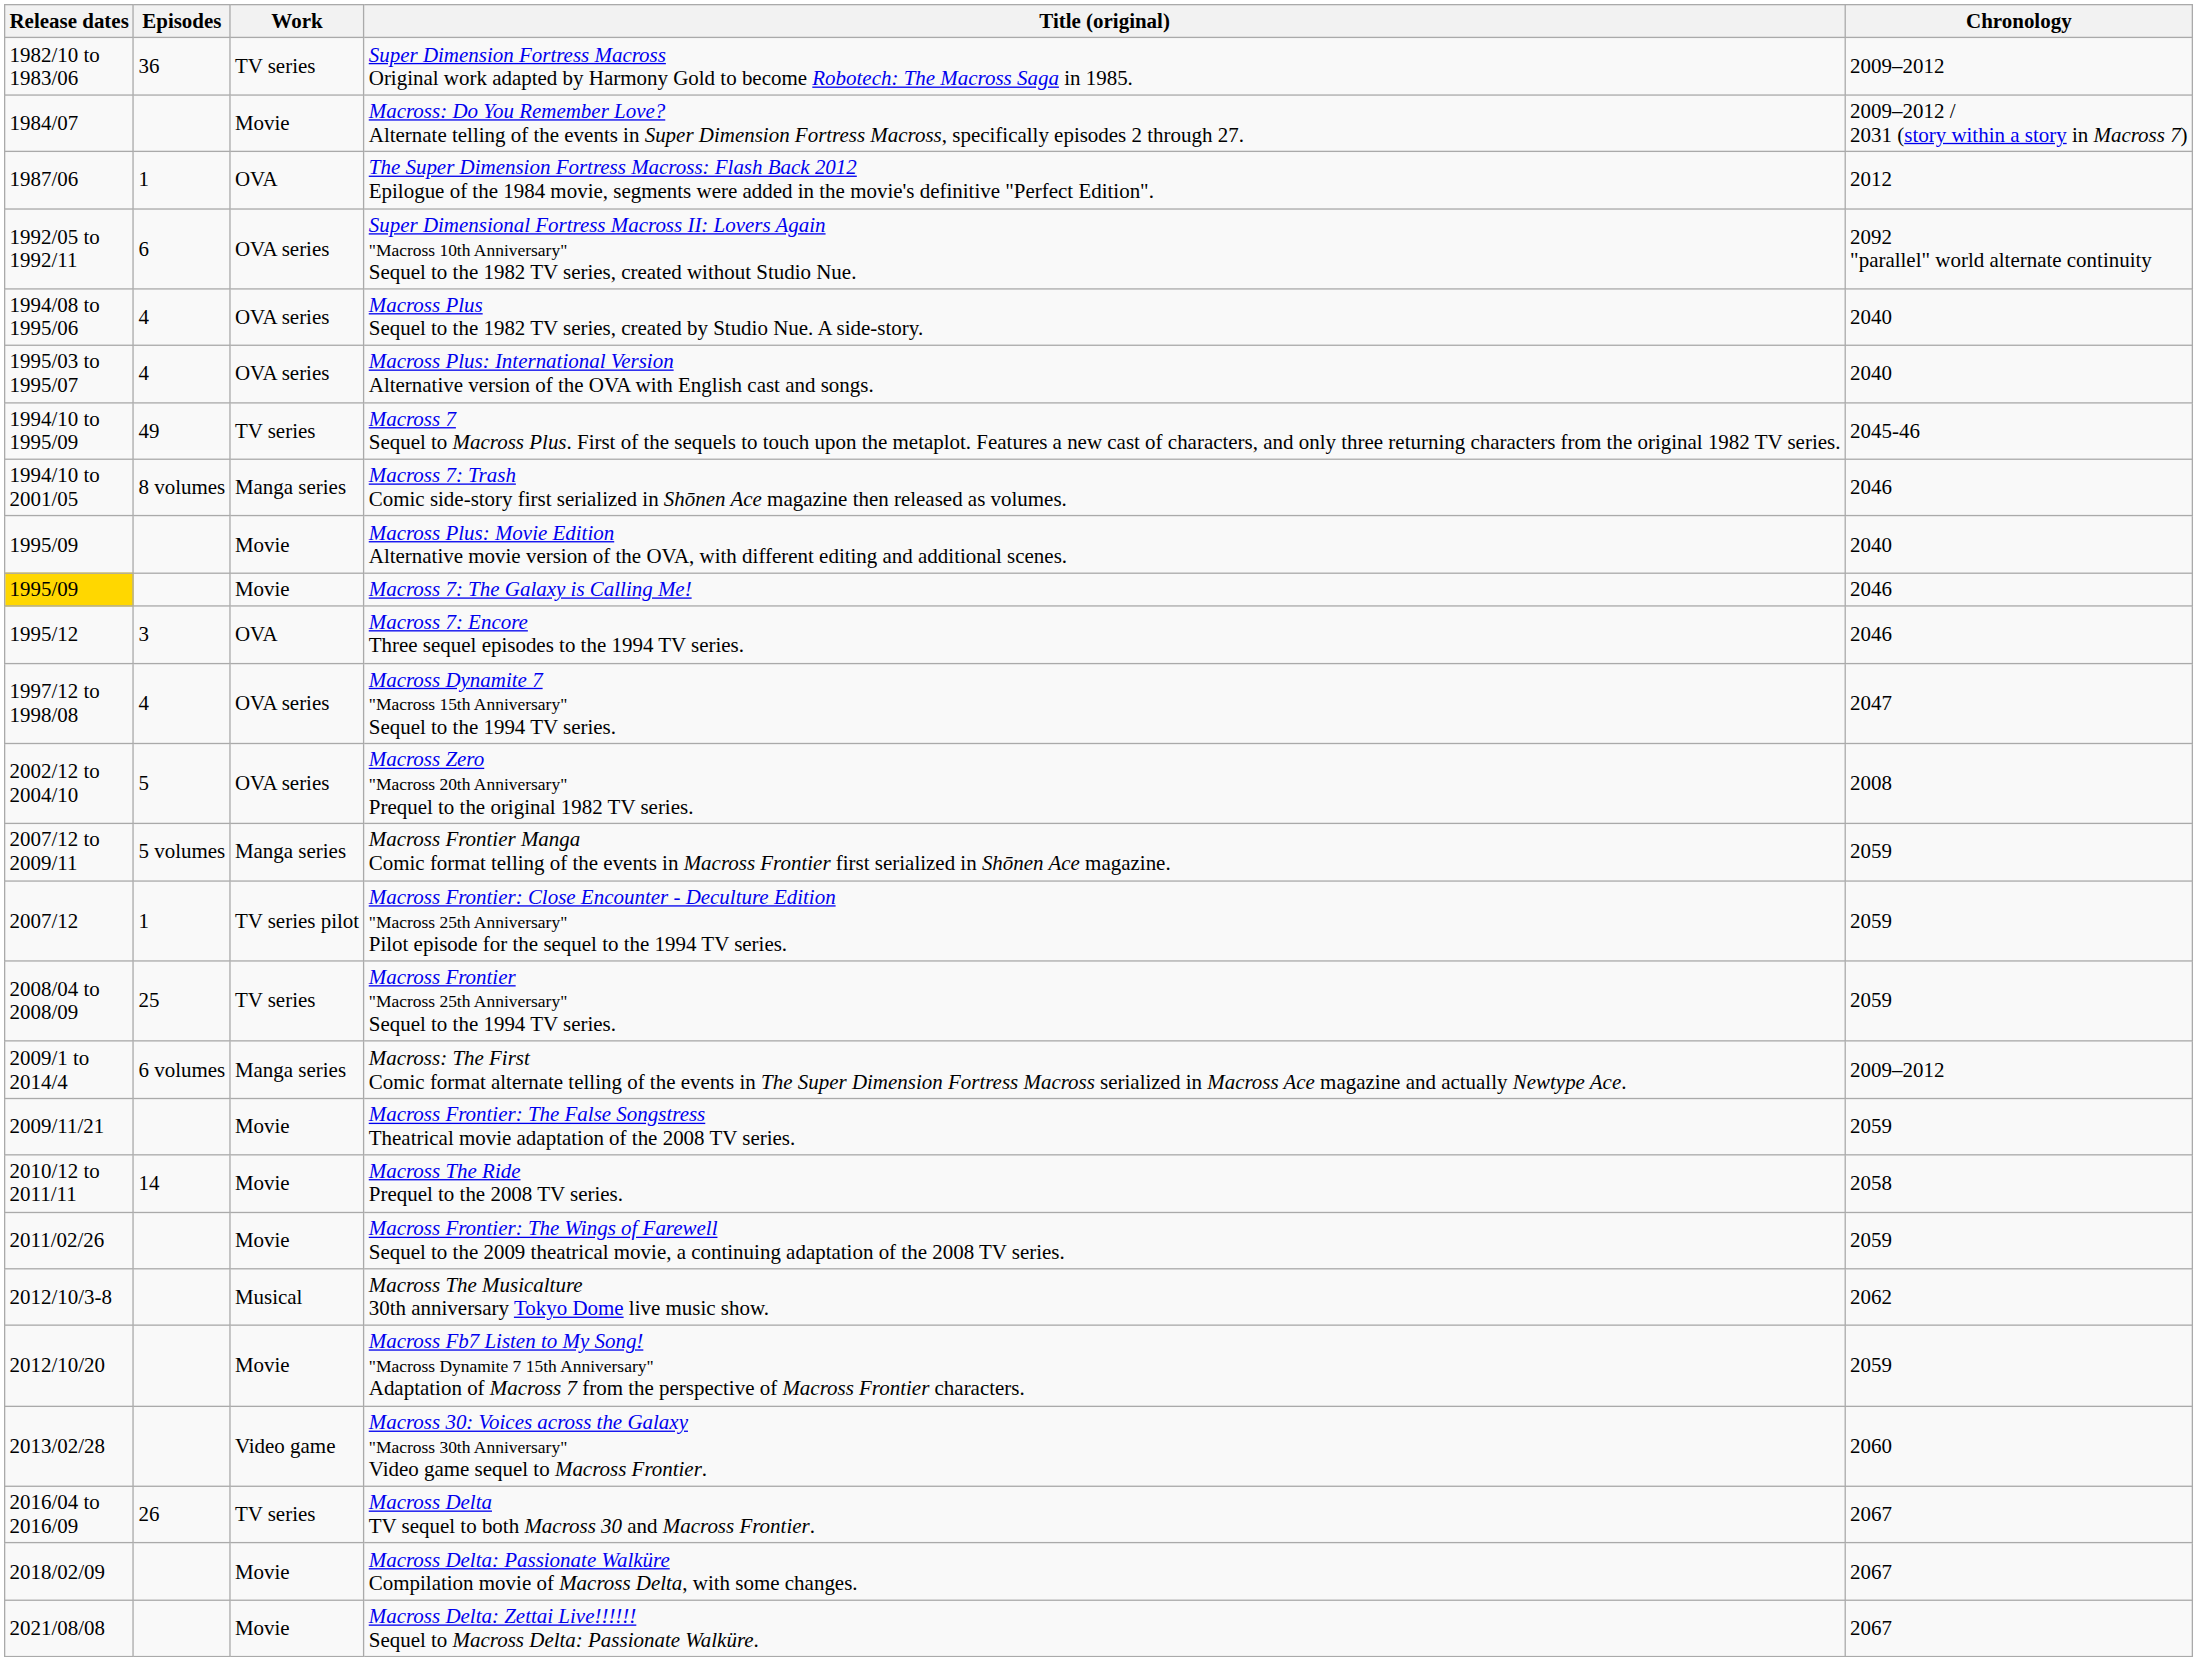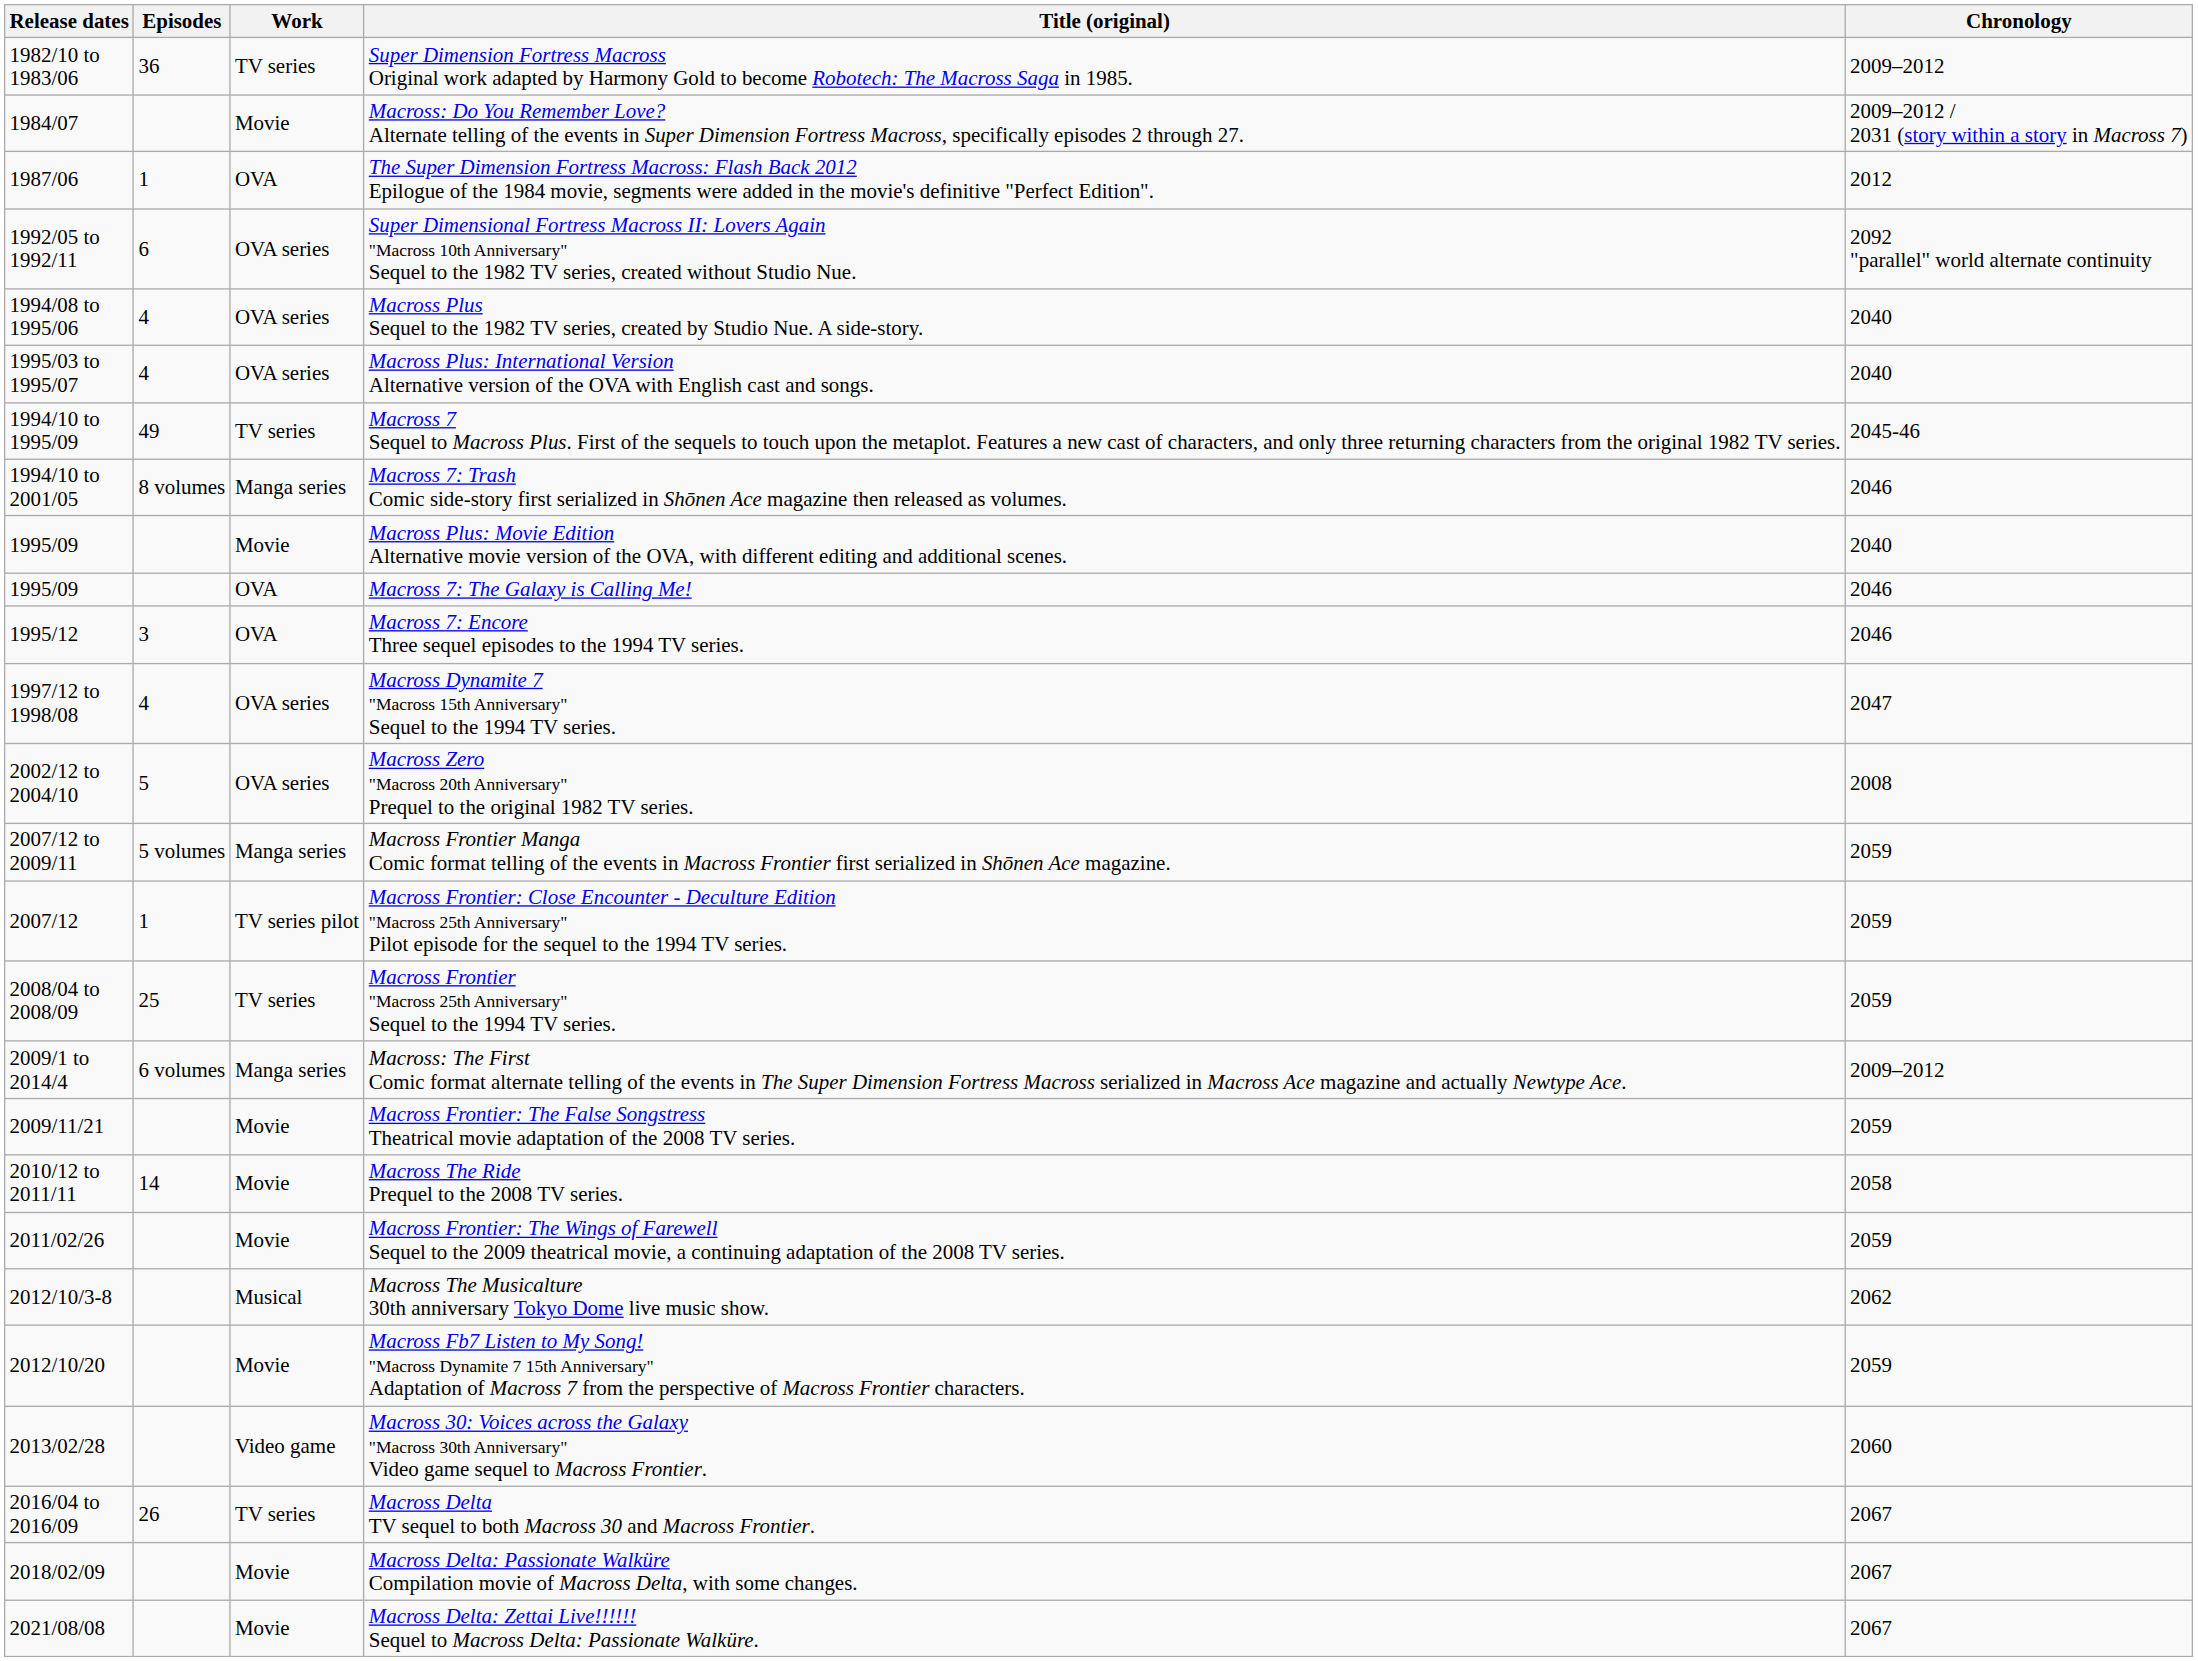(44, 589) gold background -> (44, 589) no background
(262, 589) Movie -> (256, 589) OVA
